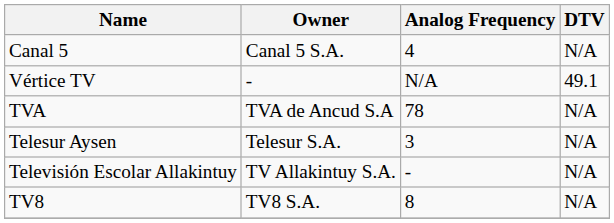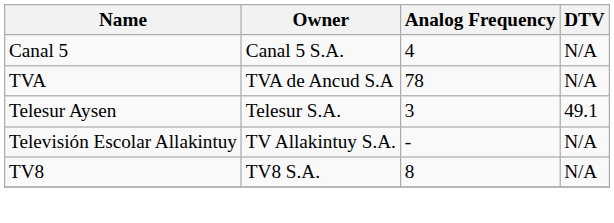- row: (52, 80)
(581, 141) N/A -> (581, 111) 49.1
